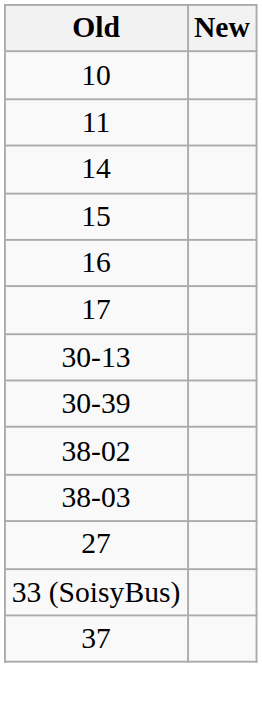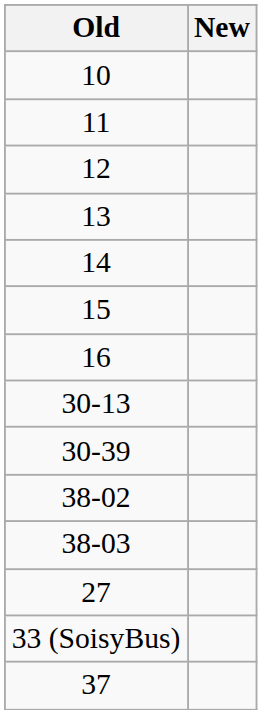+ row: (96, 168)
+ row: (96, 215)
- row: (96, 309)
